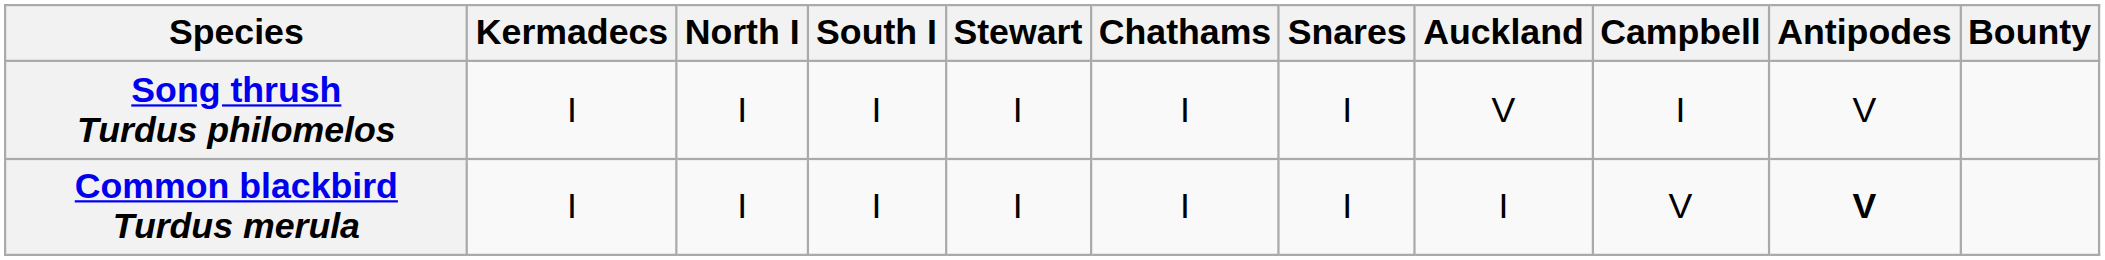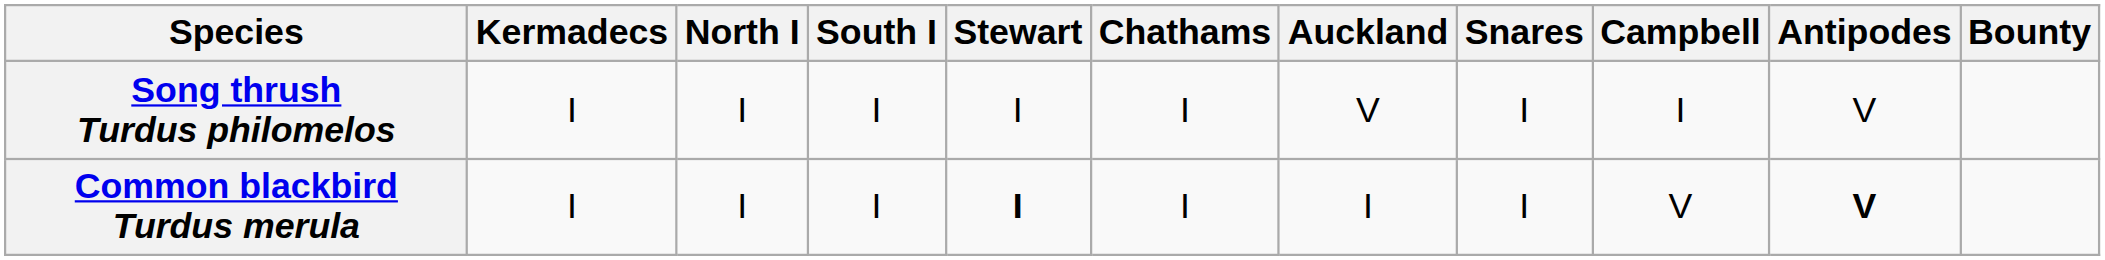columns swapped: (1347, 32) <-> (1503, 32)
(1018, 206) normal -> (1018, 206) bold
